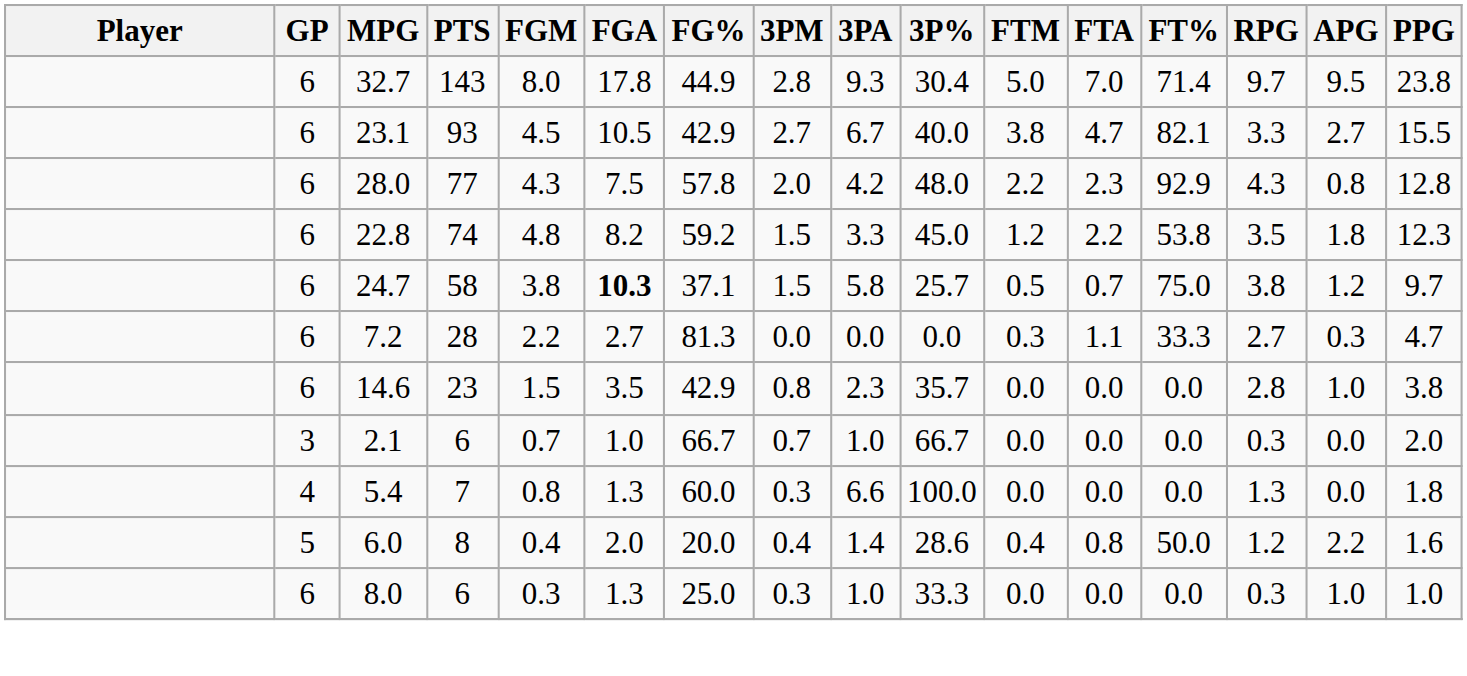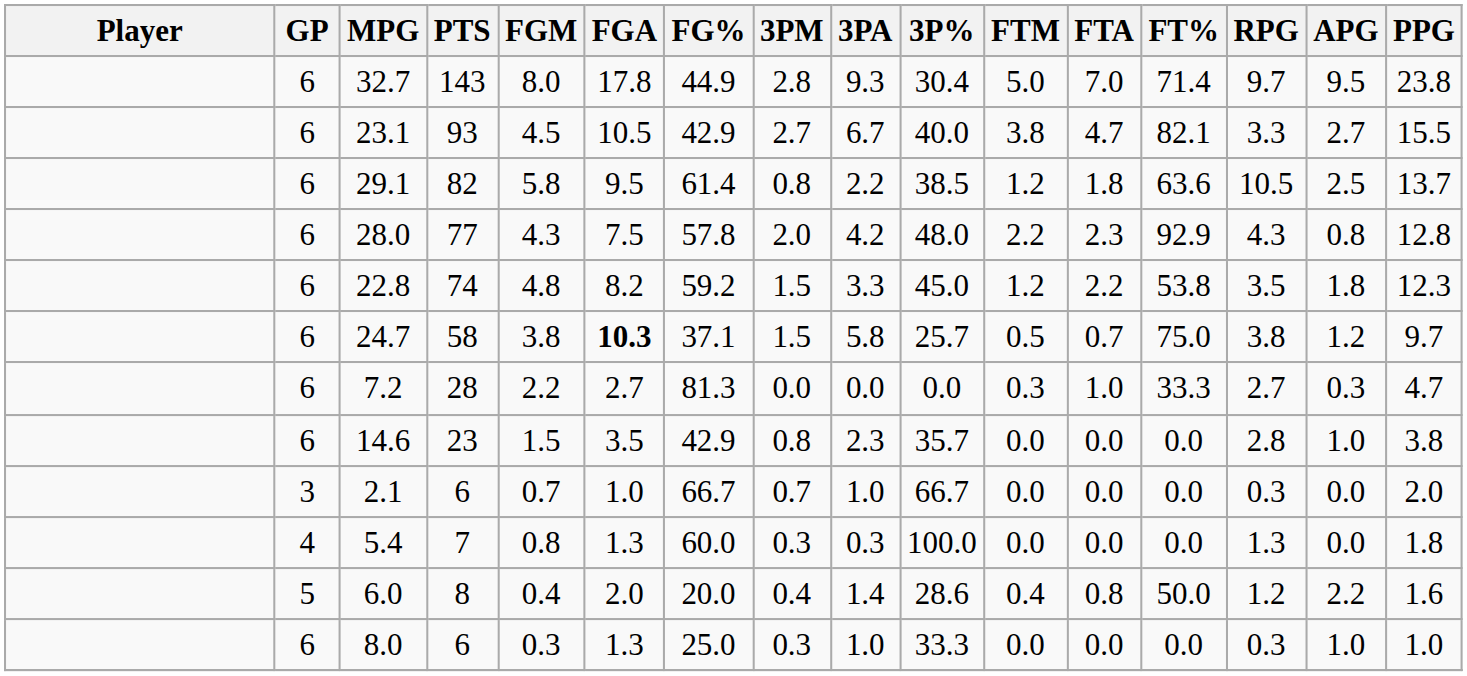+ row: (383, 183)
(1104, 337) 1.1 -> (1104, 388) 1.0
(865, 490) 6.6 -> (865, 541) 0.3
